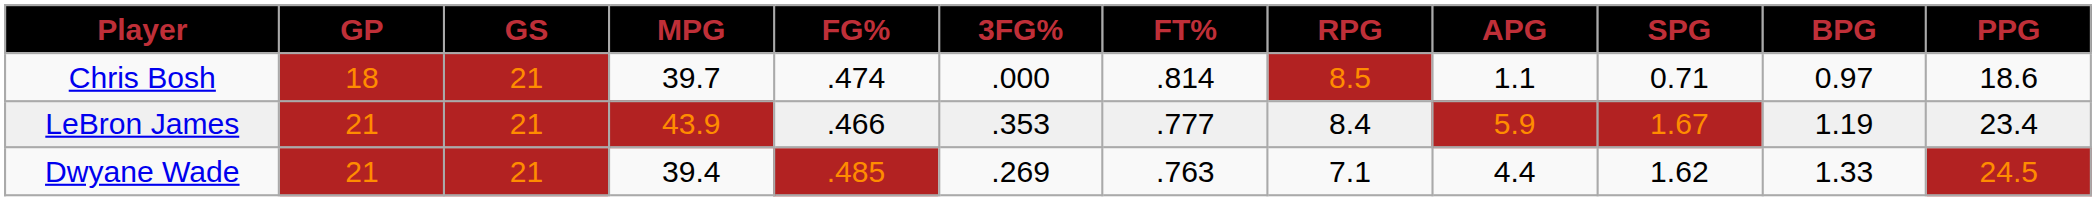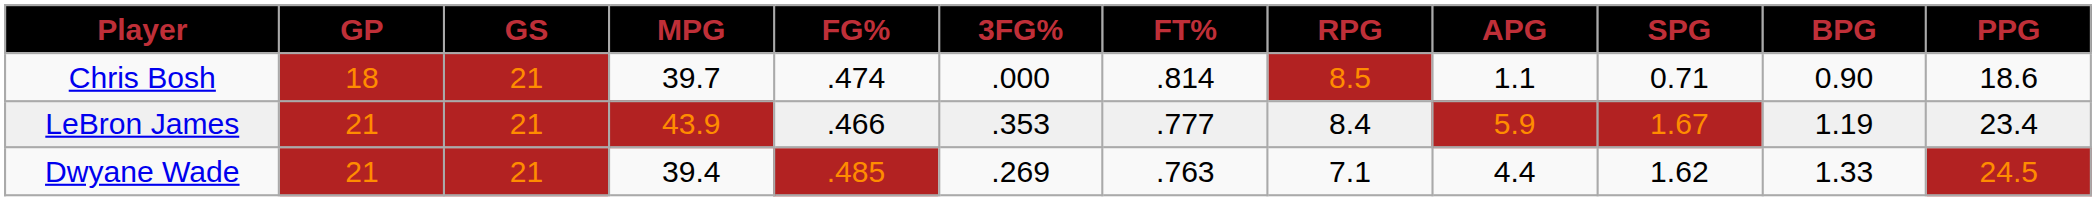(1844, 77) 0.97 -> (1844, 77) 0.90
